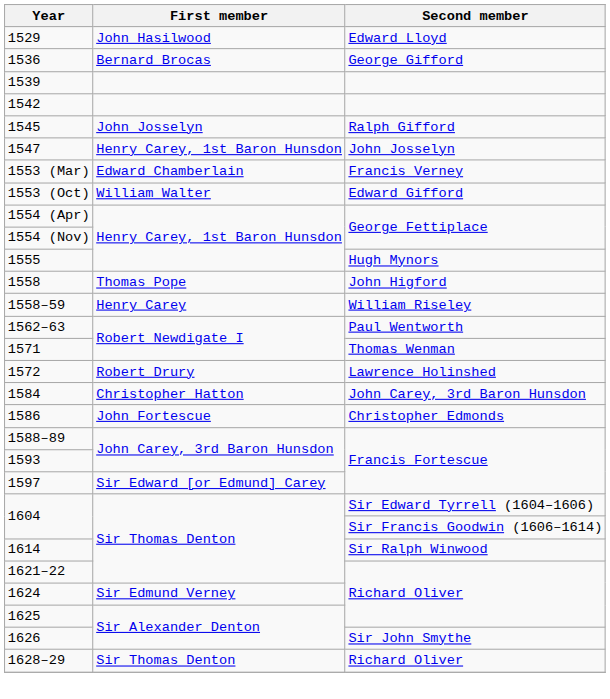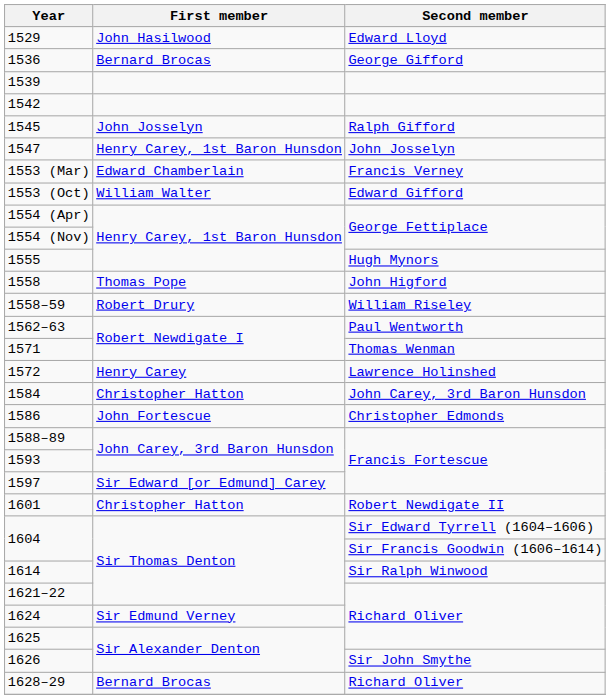(141, 305) Henry Carey -> (145, 305) Robert Drury
(145, 372) Robert Drury -> (141, 372) Henry Carey
+ row: (24, 505)
(166, 661) Sir Thomas Denton -> (154, 683) Bernard Brocas
